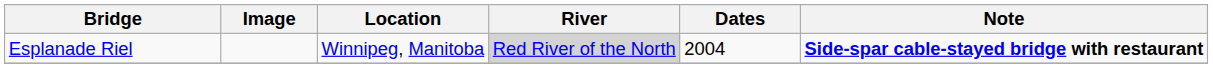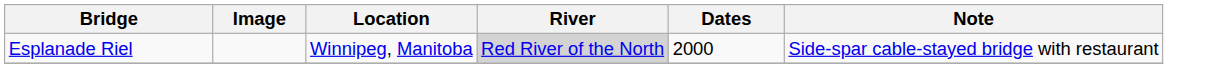(705, 48) 2004 -> (693, 48) 2000
(1004, 48) bold -> (974, 48) normal
